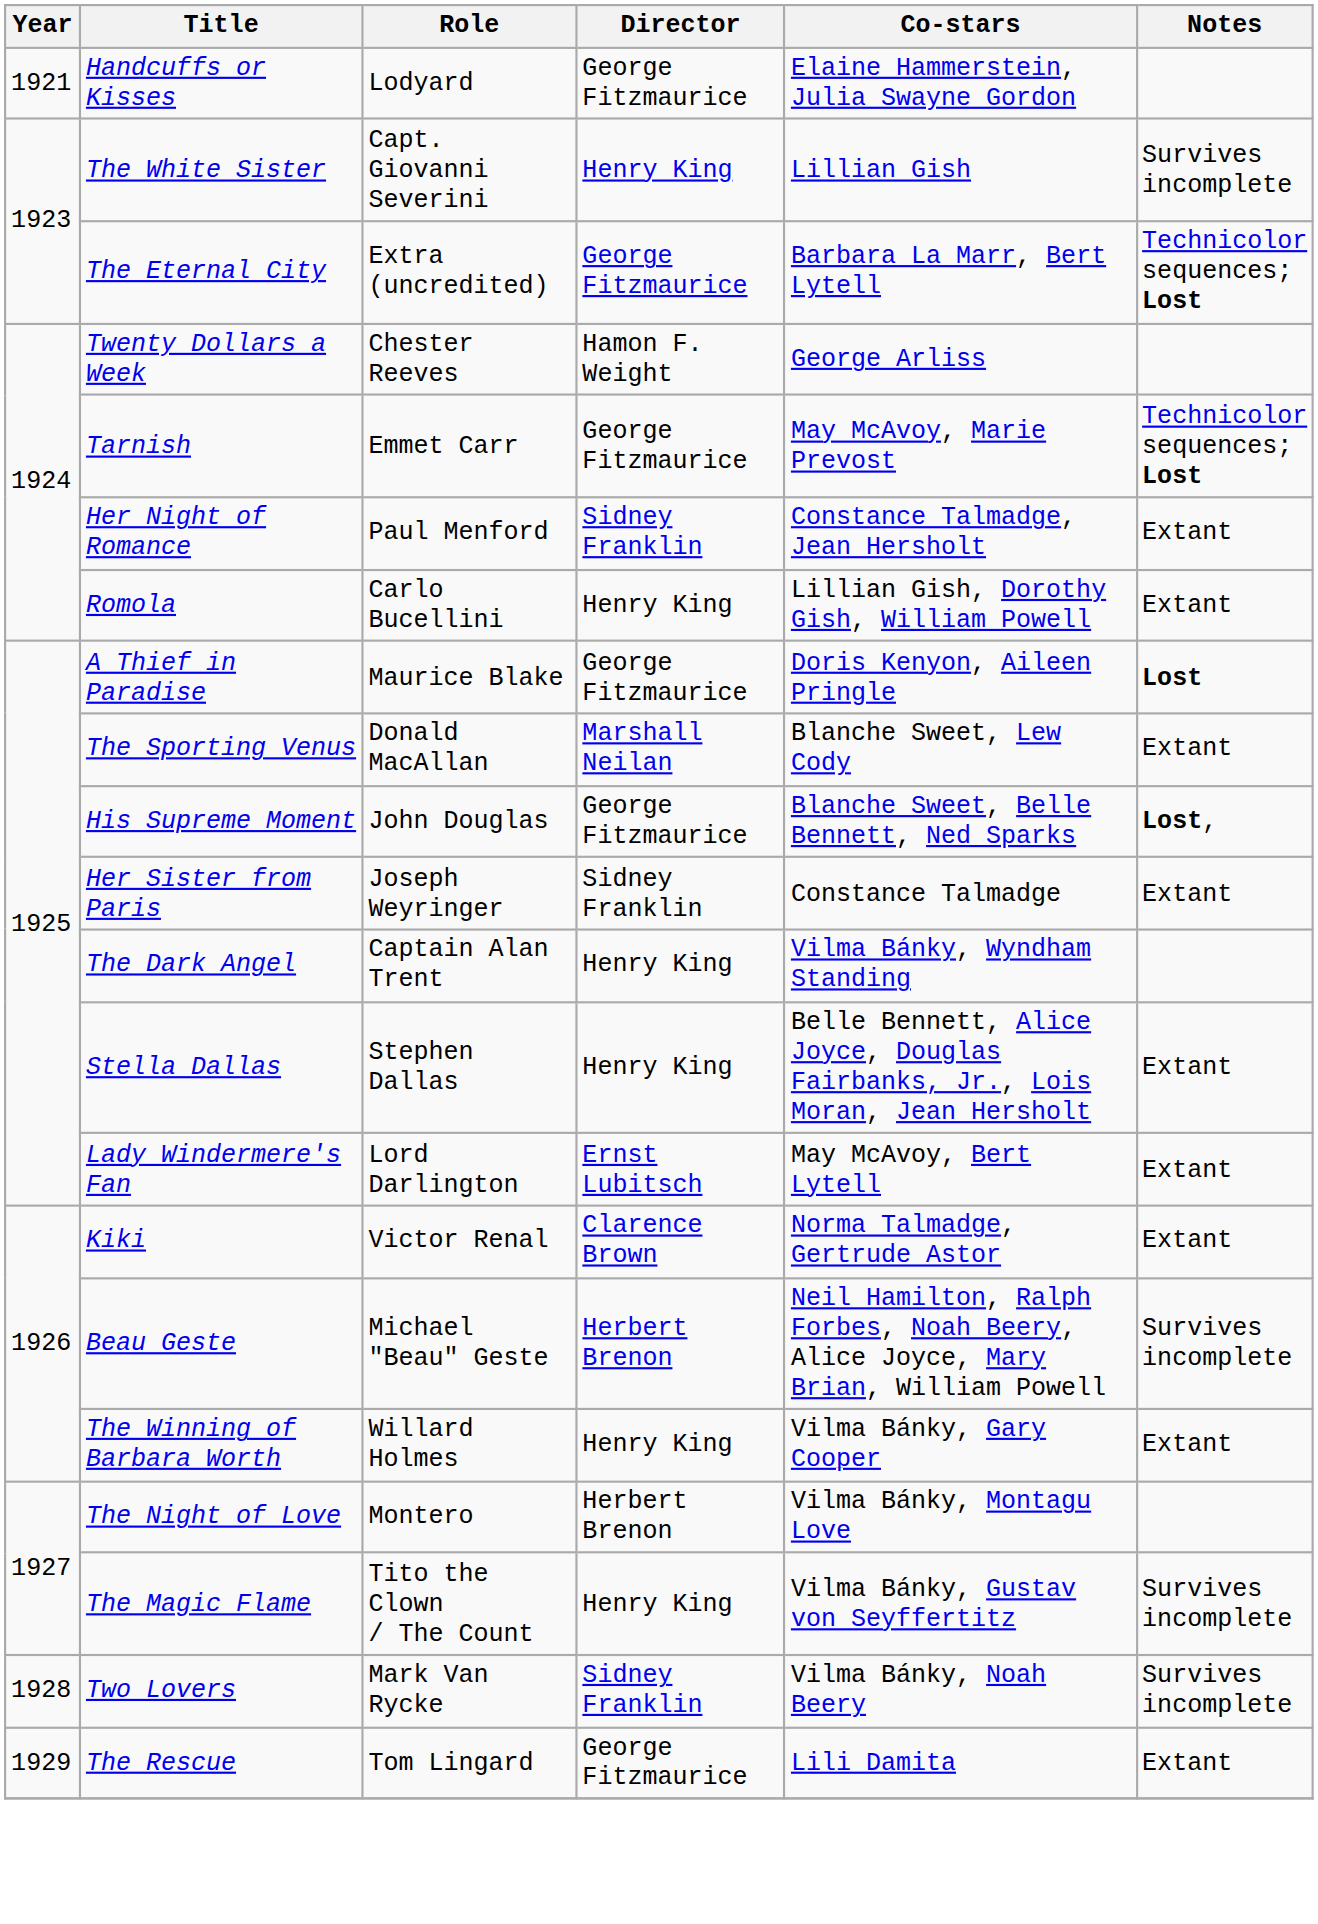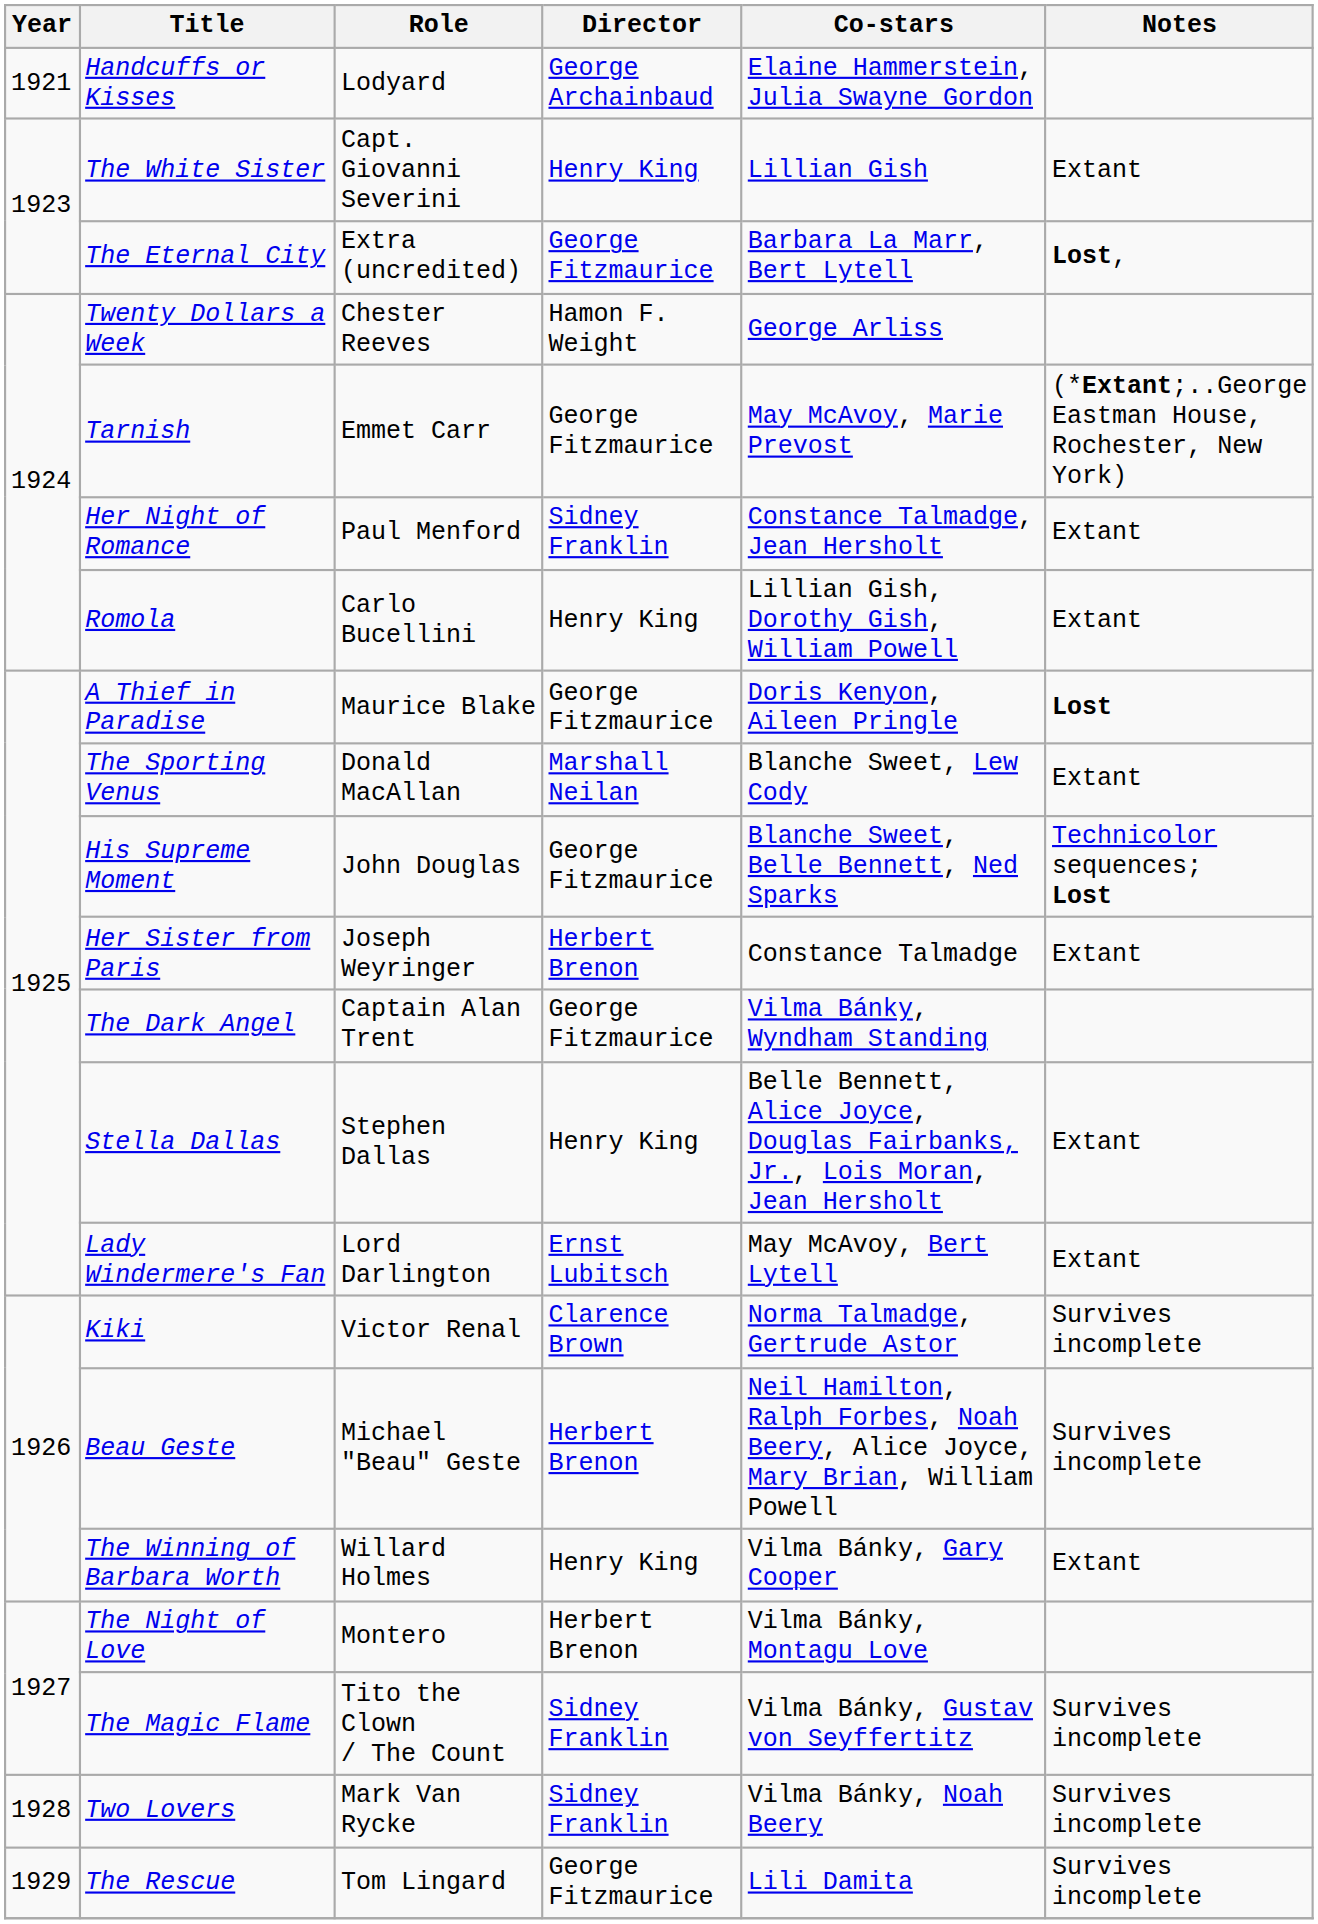(665, 83) George Fitzmaurice -> (631, 83) George Archainbaud
(1217, 170) Survives incomplete -> (1097, 170) Extant
(1225, 272) Technicolor sequences; Lost -> (1090, 257) Lost,
(1225, 446) Technicolor sequences; Lost -> (1180, 431) (*Extant;..George Eastman House, Rochester, New York)
(1180, 821) Lost, -> (1135, 866) Technicolor sequences; Lost
(642, 893) Sidney Franklin -> (601, 953) Herbert Brenon
(657, 965) Henry King -> (631, 1025) George Fitzmaurice
(1187, 1241) Extant -> (1127, 1331) Survives incomplete
(657, 1604) Henry King -> (609, 1724) Sidney Franklin
(1187, 1763) Extant -> (1127, 1883) Survives incomplete
